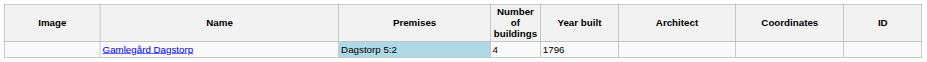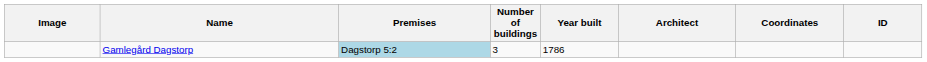(495, 49) 4 -> (495, 49) 3
(554, 49) 1796 -> (554, 49) 1786
